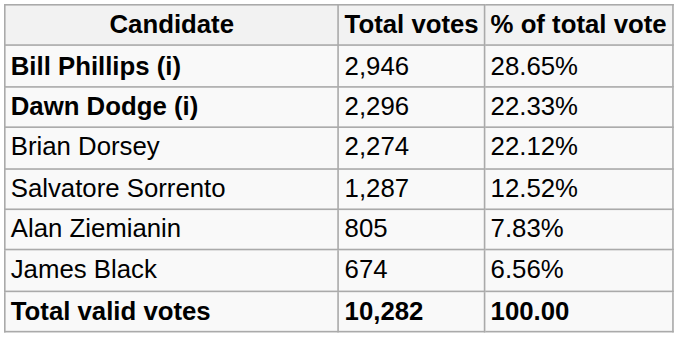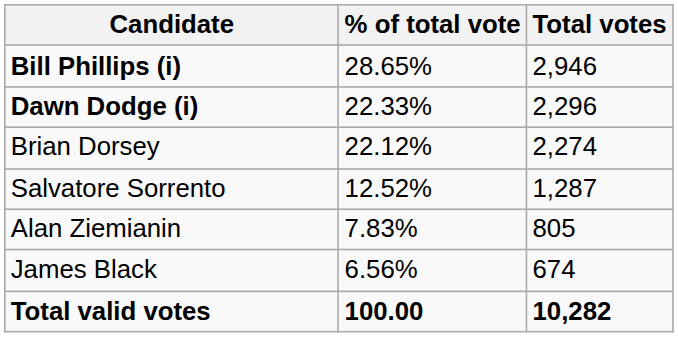columns swapped: (412, 24) <-> (579, 24)
